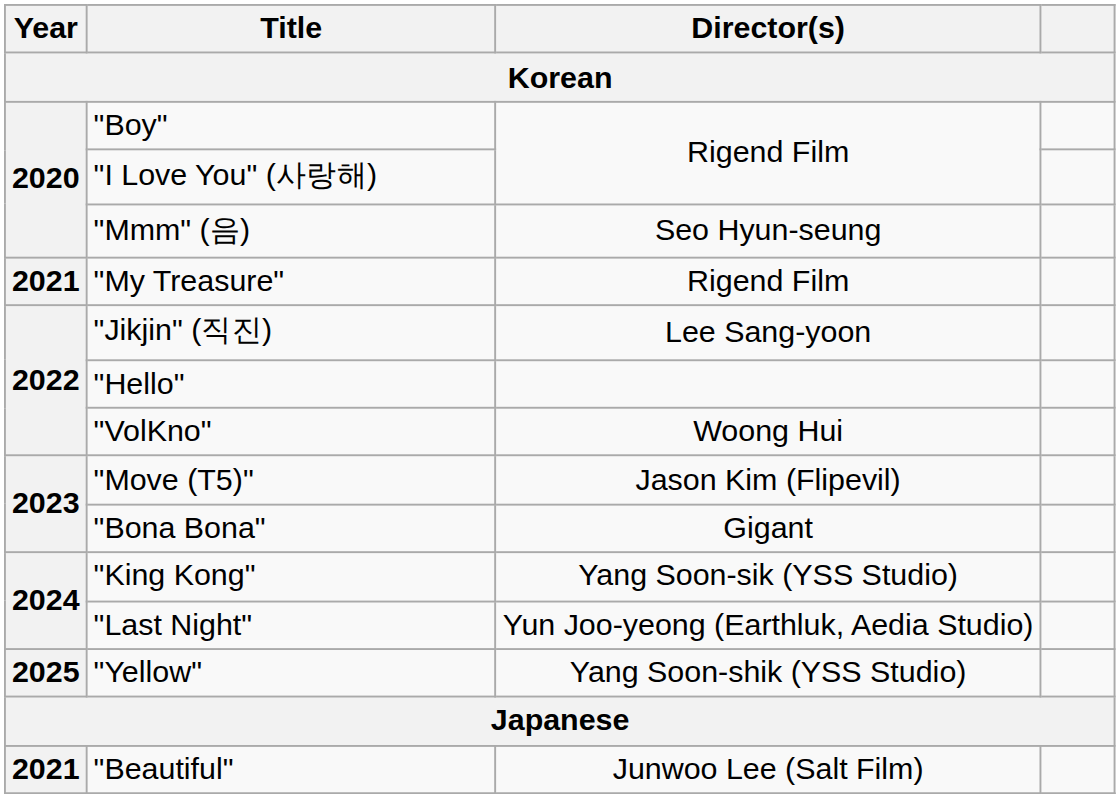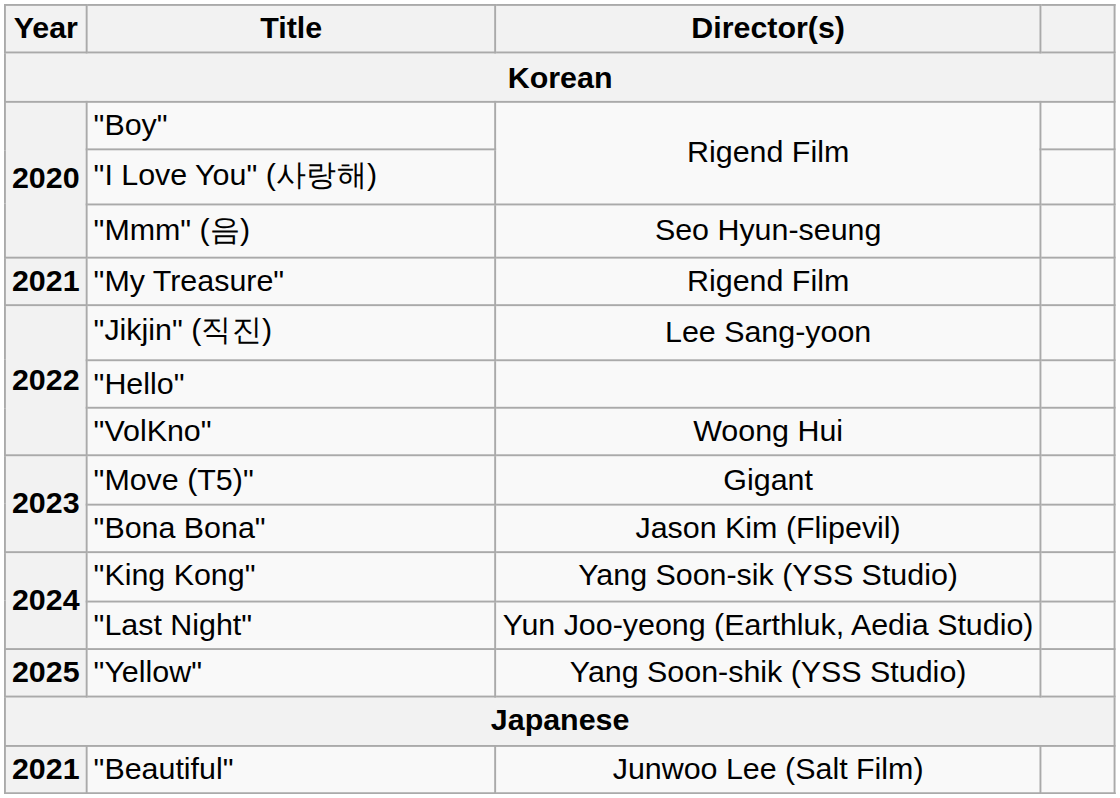(768, 479) Jason Kim (Flipevil) -> (768, 479) Gigant
(768, 527) Gigant -> (768, 527) Jason Kim (Flipevil)
